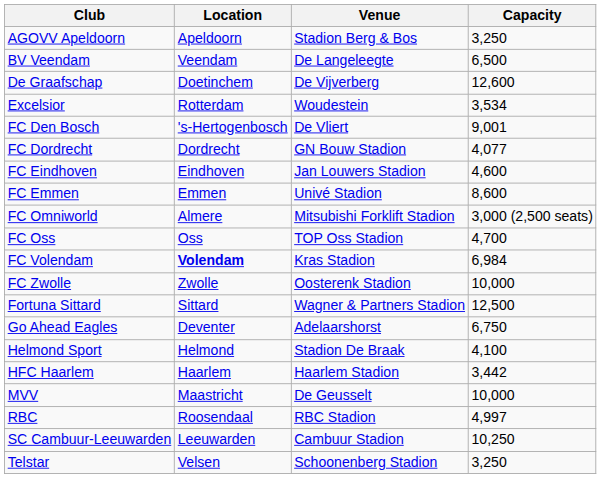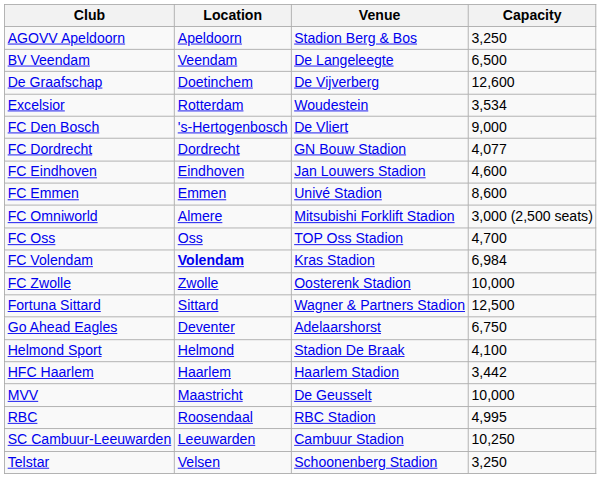(489, 127) 9,001 -> (489, 127) 9,000
(489, 417) 4,997 -> (489, 417) 4,995
